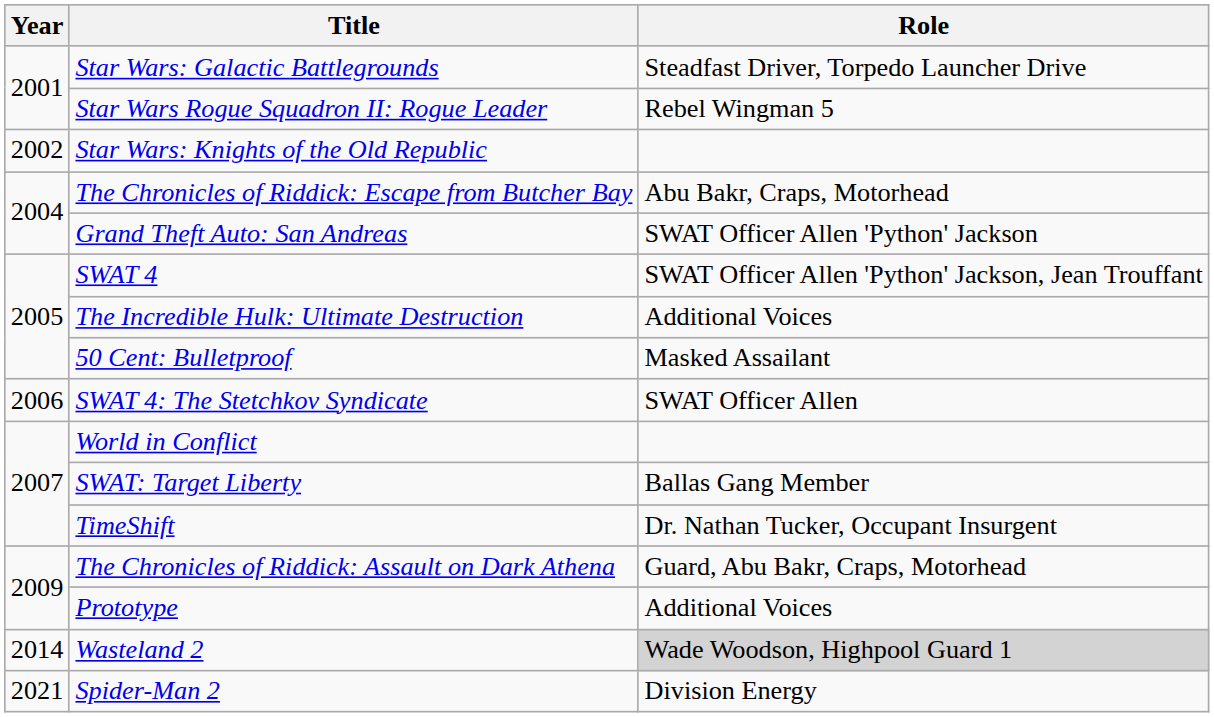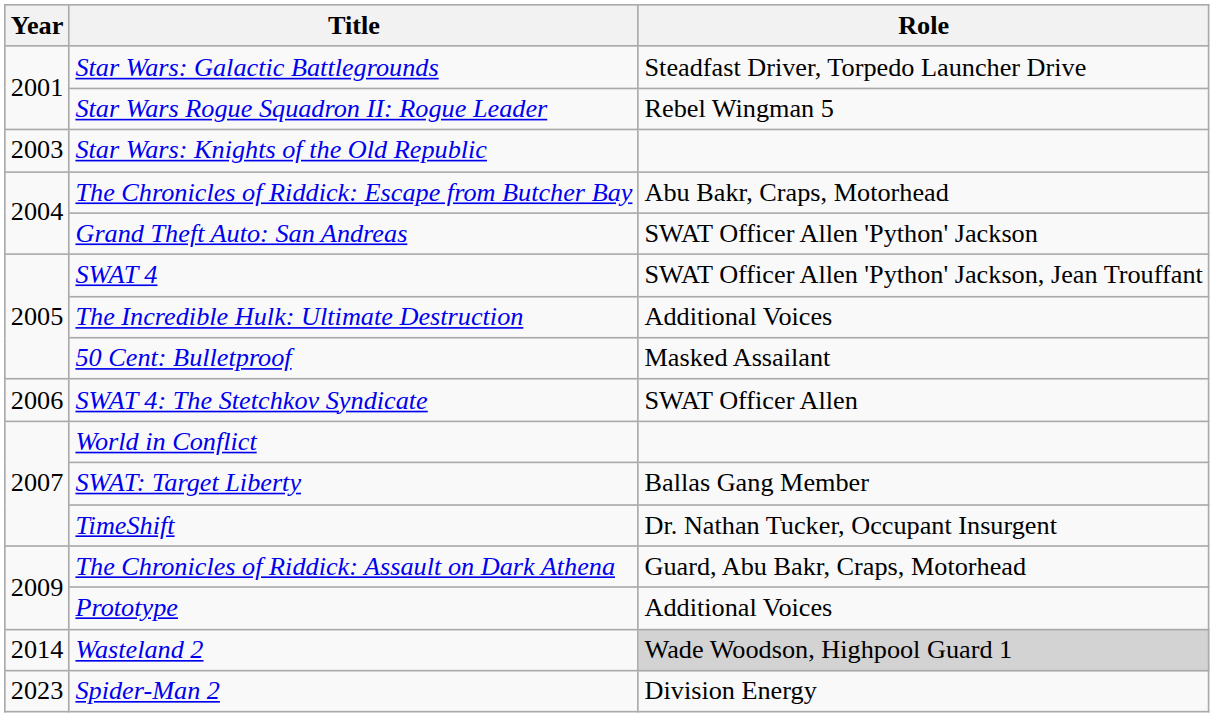(37, 150) 2002 -> (37, 150) 2003
(37, 691) 2021 -> (37, 691) 2023
